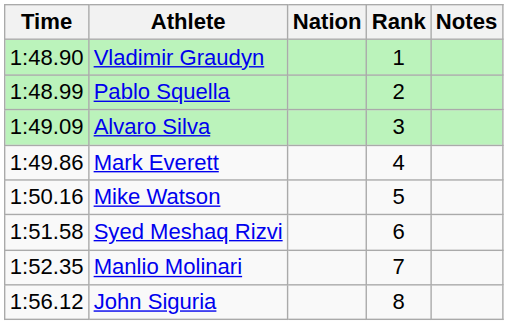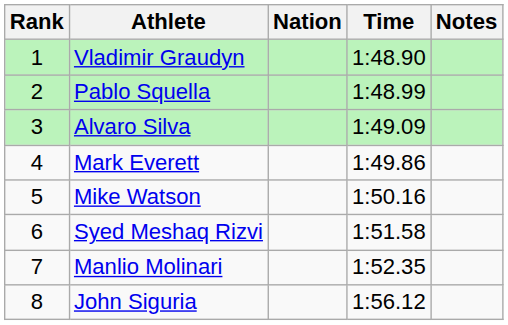columns swapped: (399, 22) <-> (47, 22)
